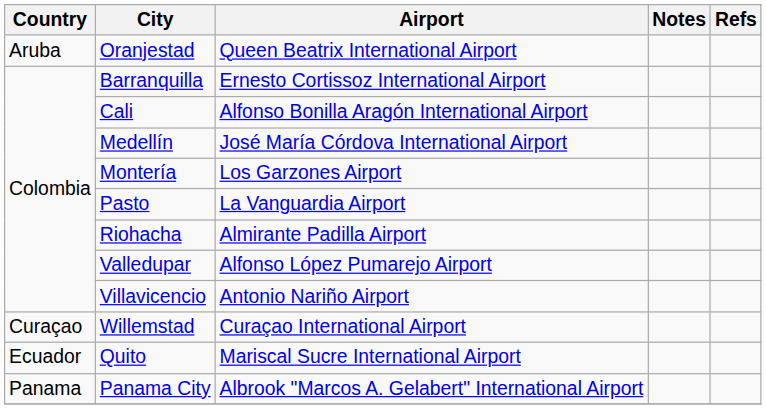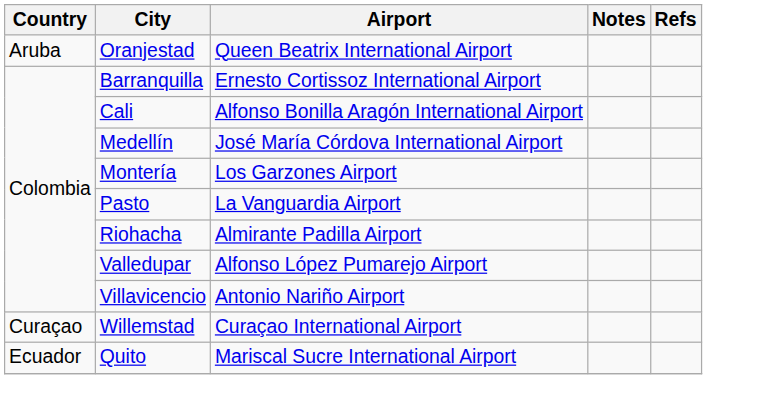- row: (155, 388)
